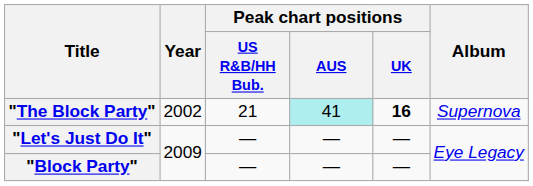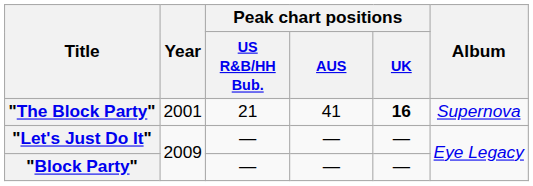(183, 111) 2002 -> (183, 111) 2001
(331, 111) paleturquoise background -> (331, 111) no background
